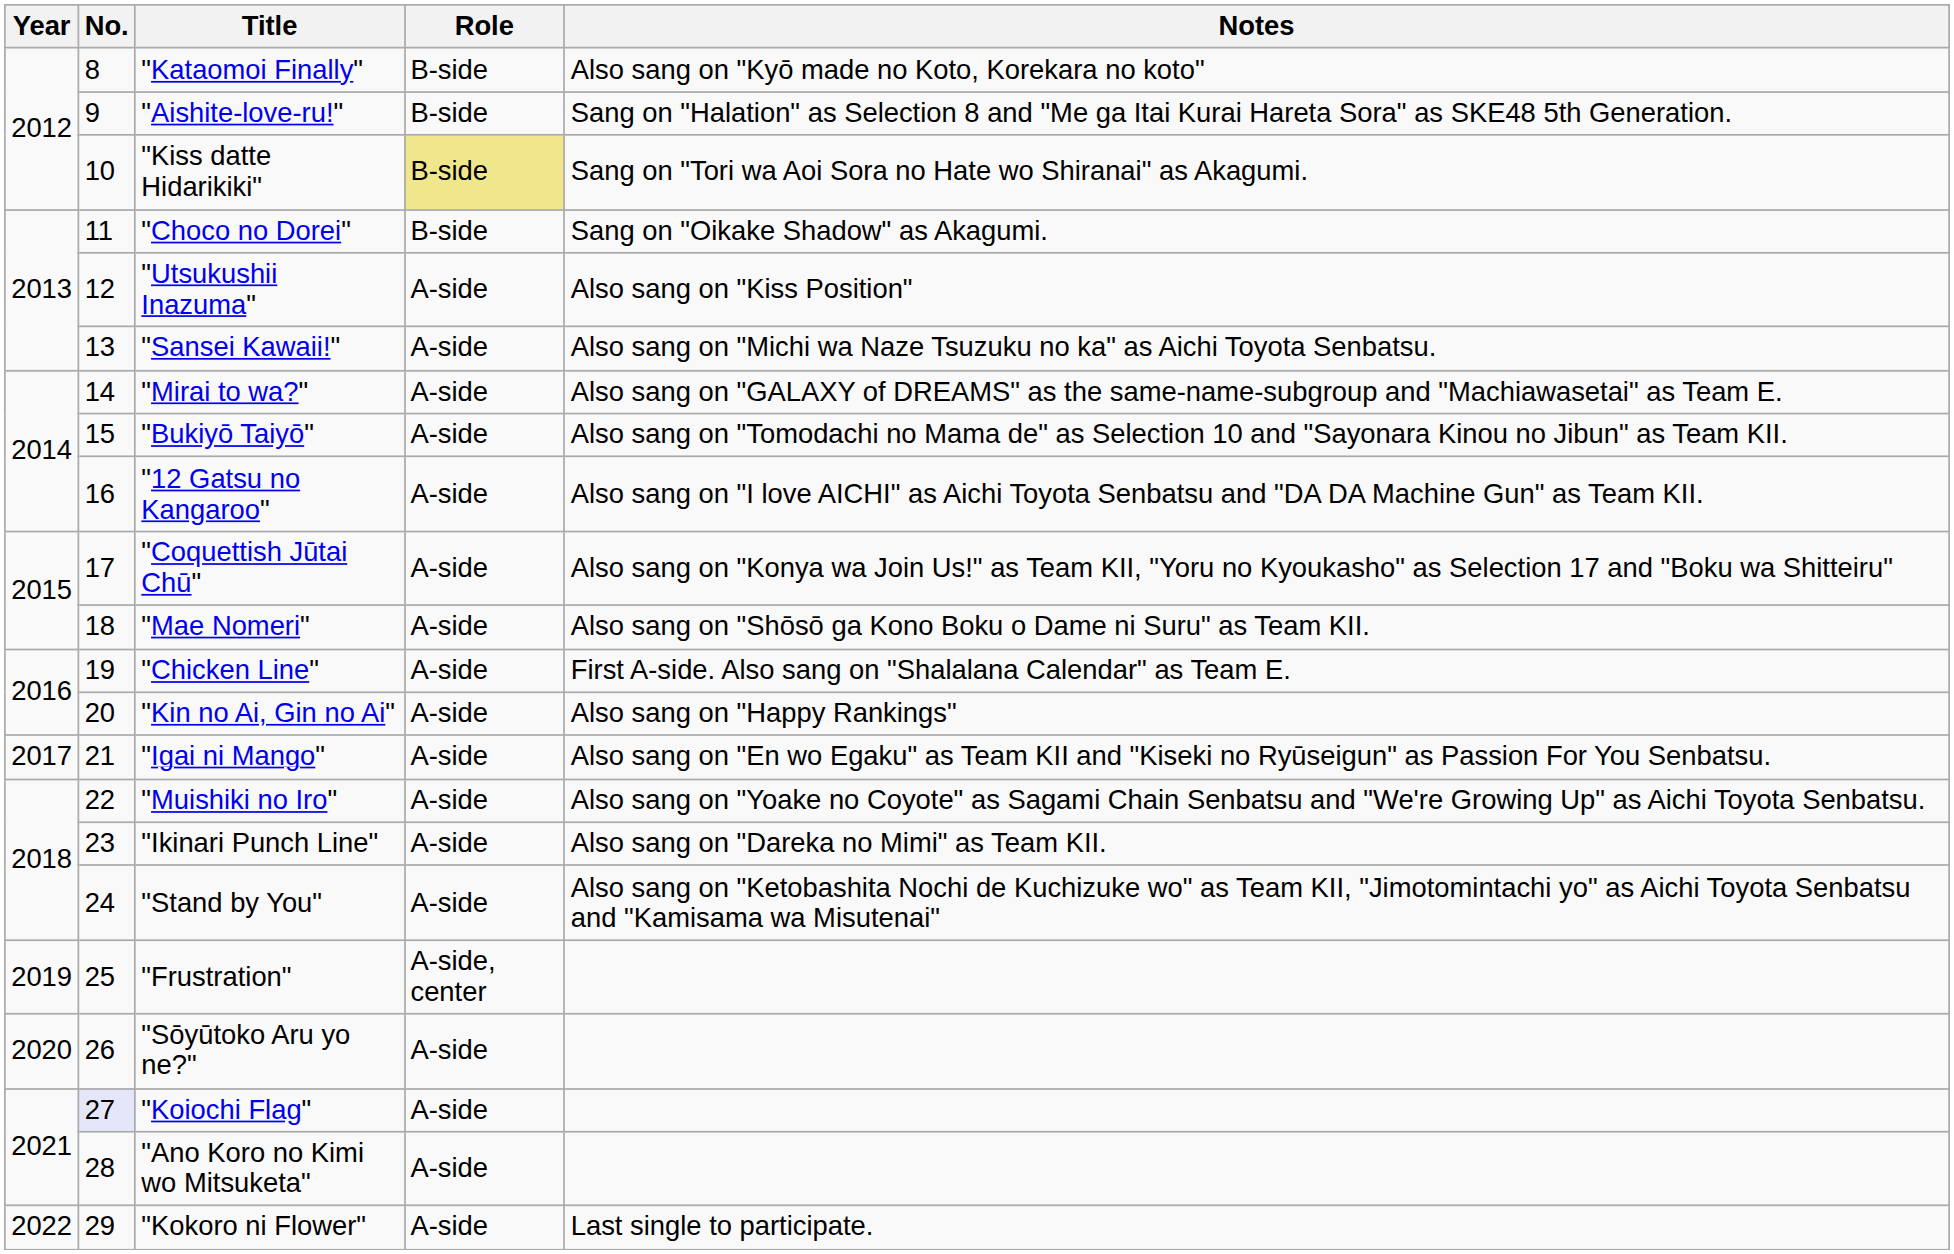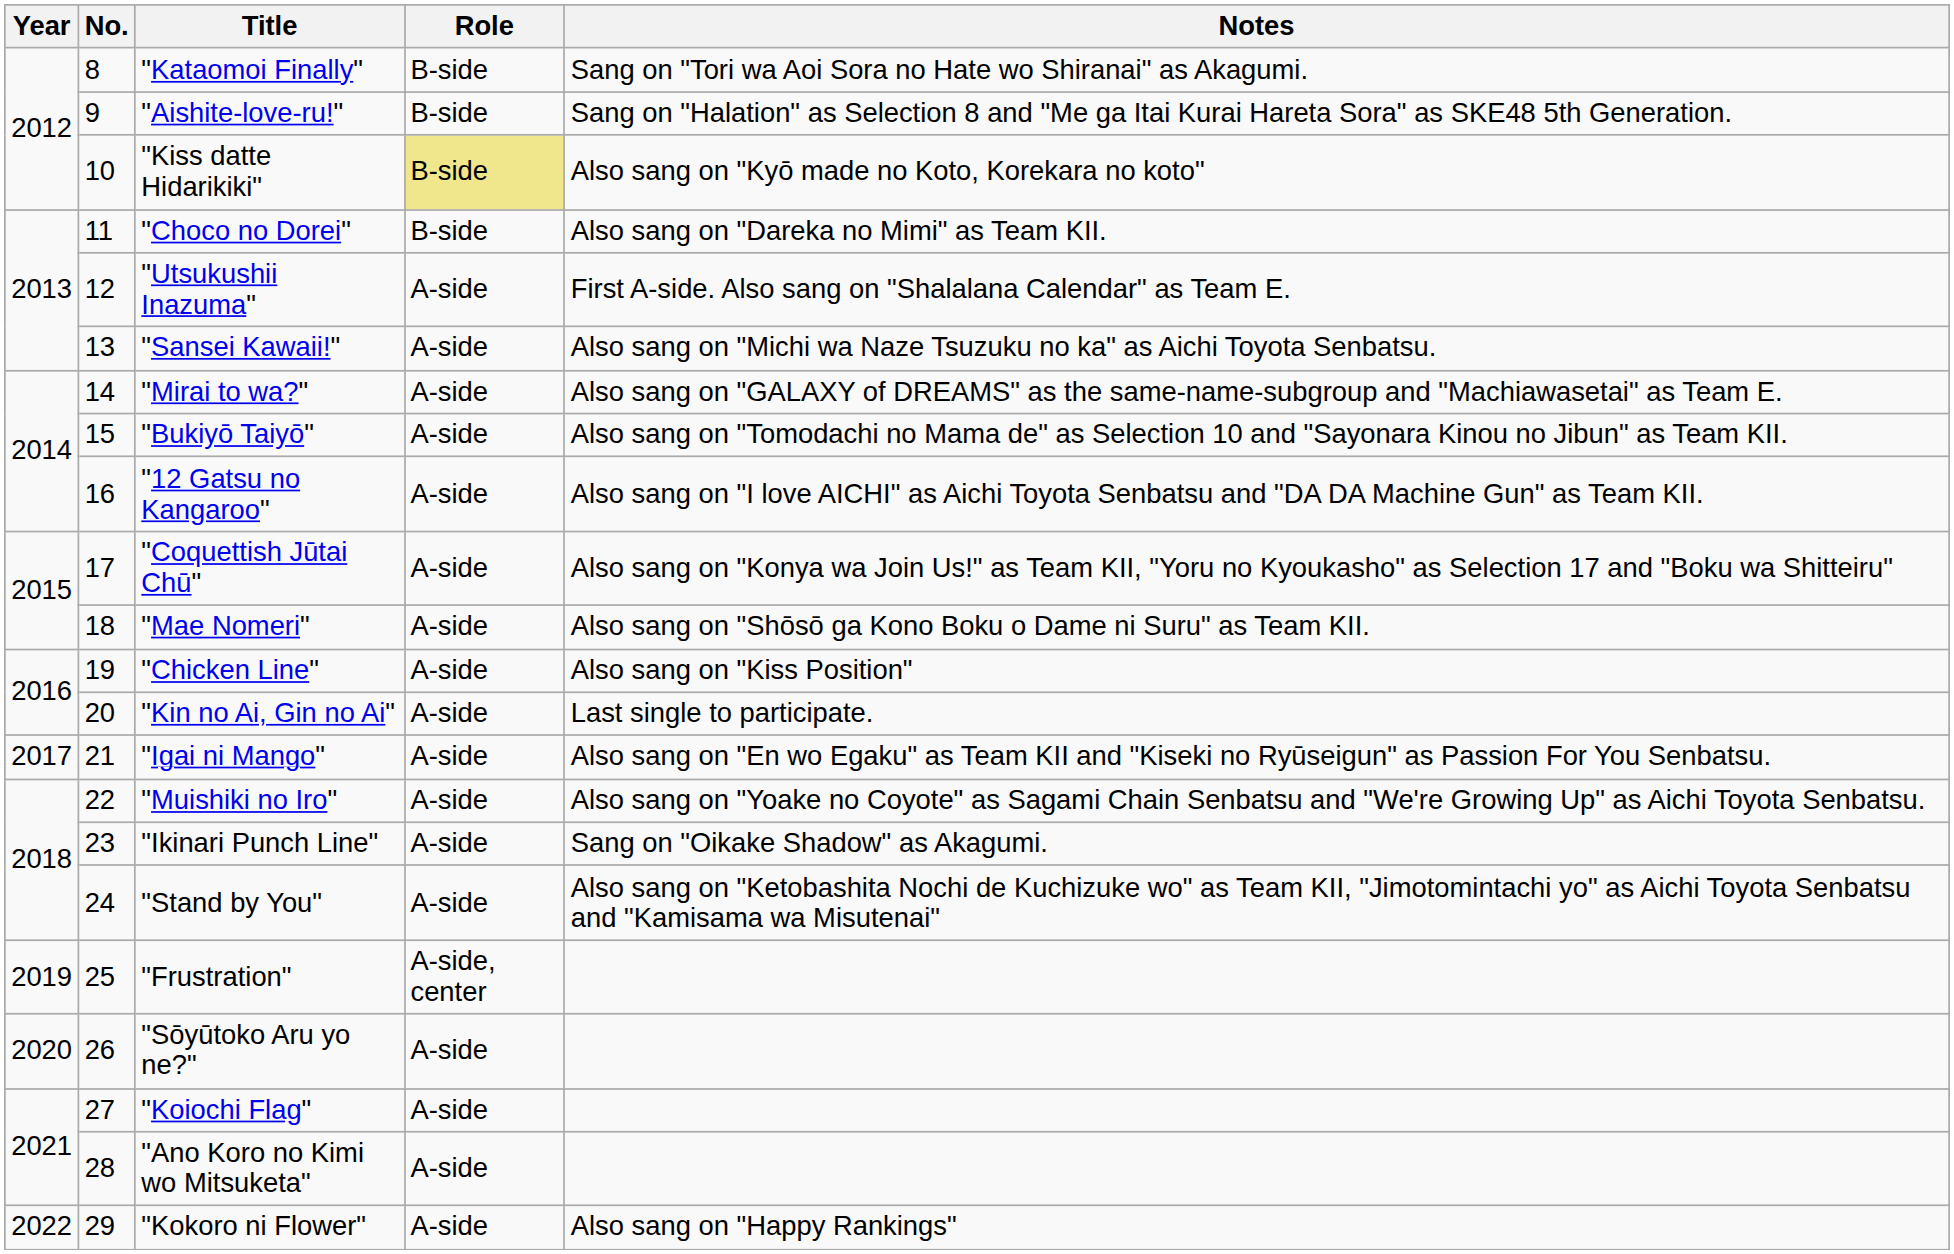(888, 69) Also sang on "Kyō made no Koto, Korekara no koto" -> (939, 69) Sang on "Tori wa Aoi Sora no Hate wo Shiranai" as Akagumi.
(939, 171) Sang on "Tori wa Aoi Sora no Hate wo Shiranai" as Akagumi. -> (888, 171) Also sang on "Kyō made no Koto, Korekara no koto"
(809, 230) Sang on "Oikake Shadow" as Akagumi. -> (839, 230) Also sang on "Dareka no Mimi" as Team KII.
(742, 289) Also sang on "Kiss Position" -> (931, 289) First A-side. Also sang on "Shalalana Calendar" as Team E.
(931, 670) First A-side. Also sang on "Shalalana Calendar" as Team E. -> (742, 670) Also sang on "Kiss Position"
(764, 713) Also sang on "Happy Rankings" -> (722, 713) Last single to participate.
(839, 843) Also sang on "Dareka no Mimi" as Team KII. -> (809, 843) Sang on "Oikake Shadow" as Akagumi.
(100, 1109) lavender background -> (100, 1109) no background
(722, 1227) Last single to participate. -> (764, 1227) Also sang on "Happy Rankings"
